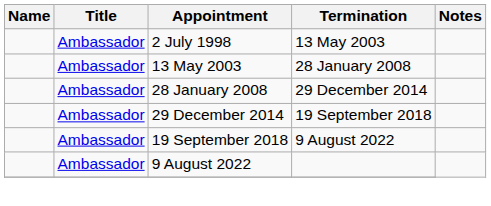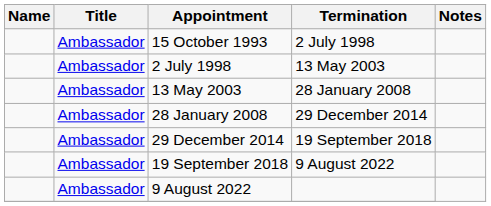+ row: (210, 41)
